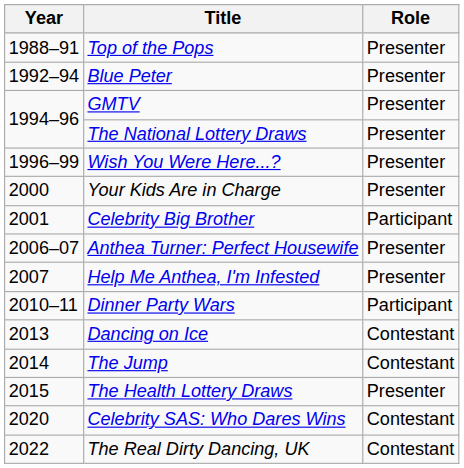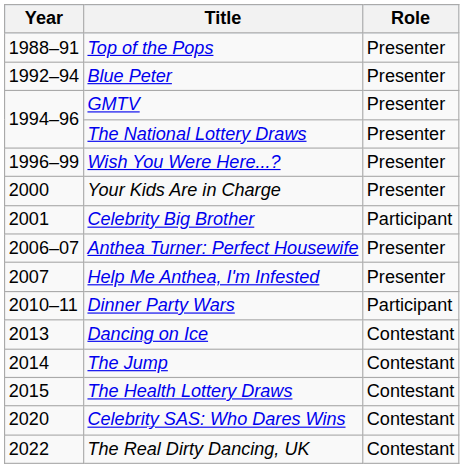(406, 391) Presenter -> (411, 391) Contestant
